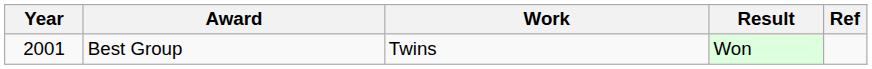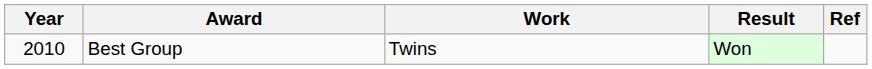(44, 49) 2001 -> (44, 49) 2010
